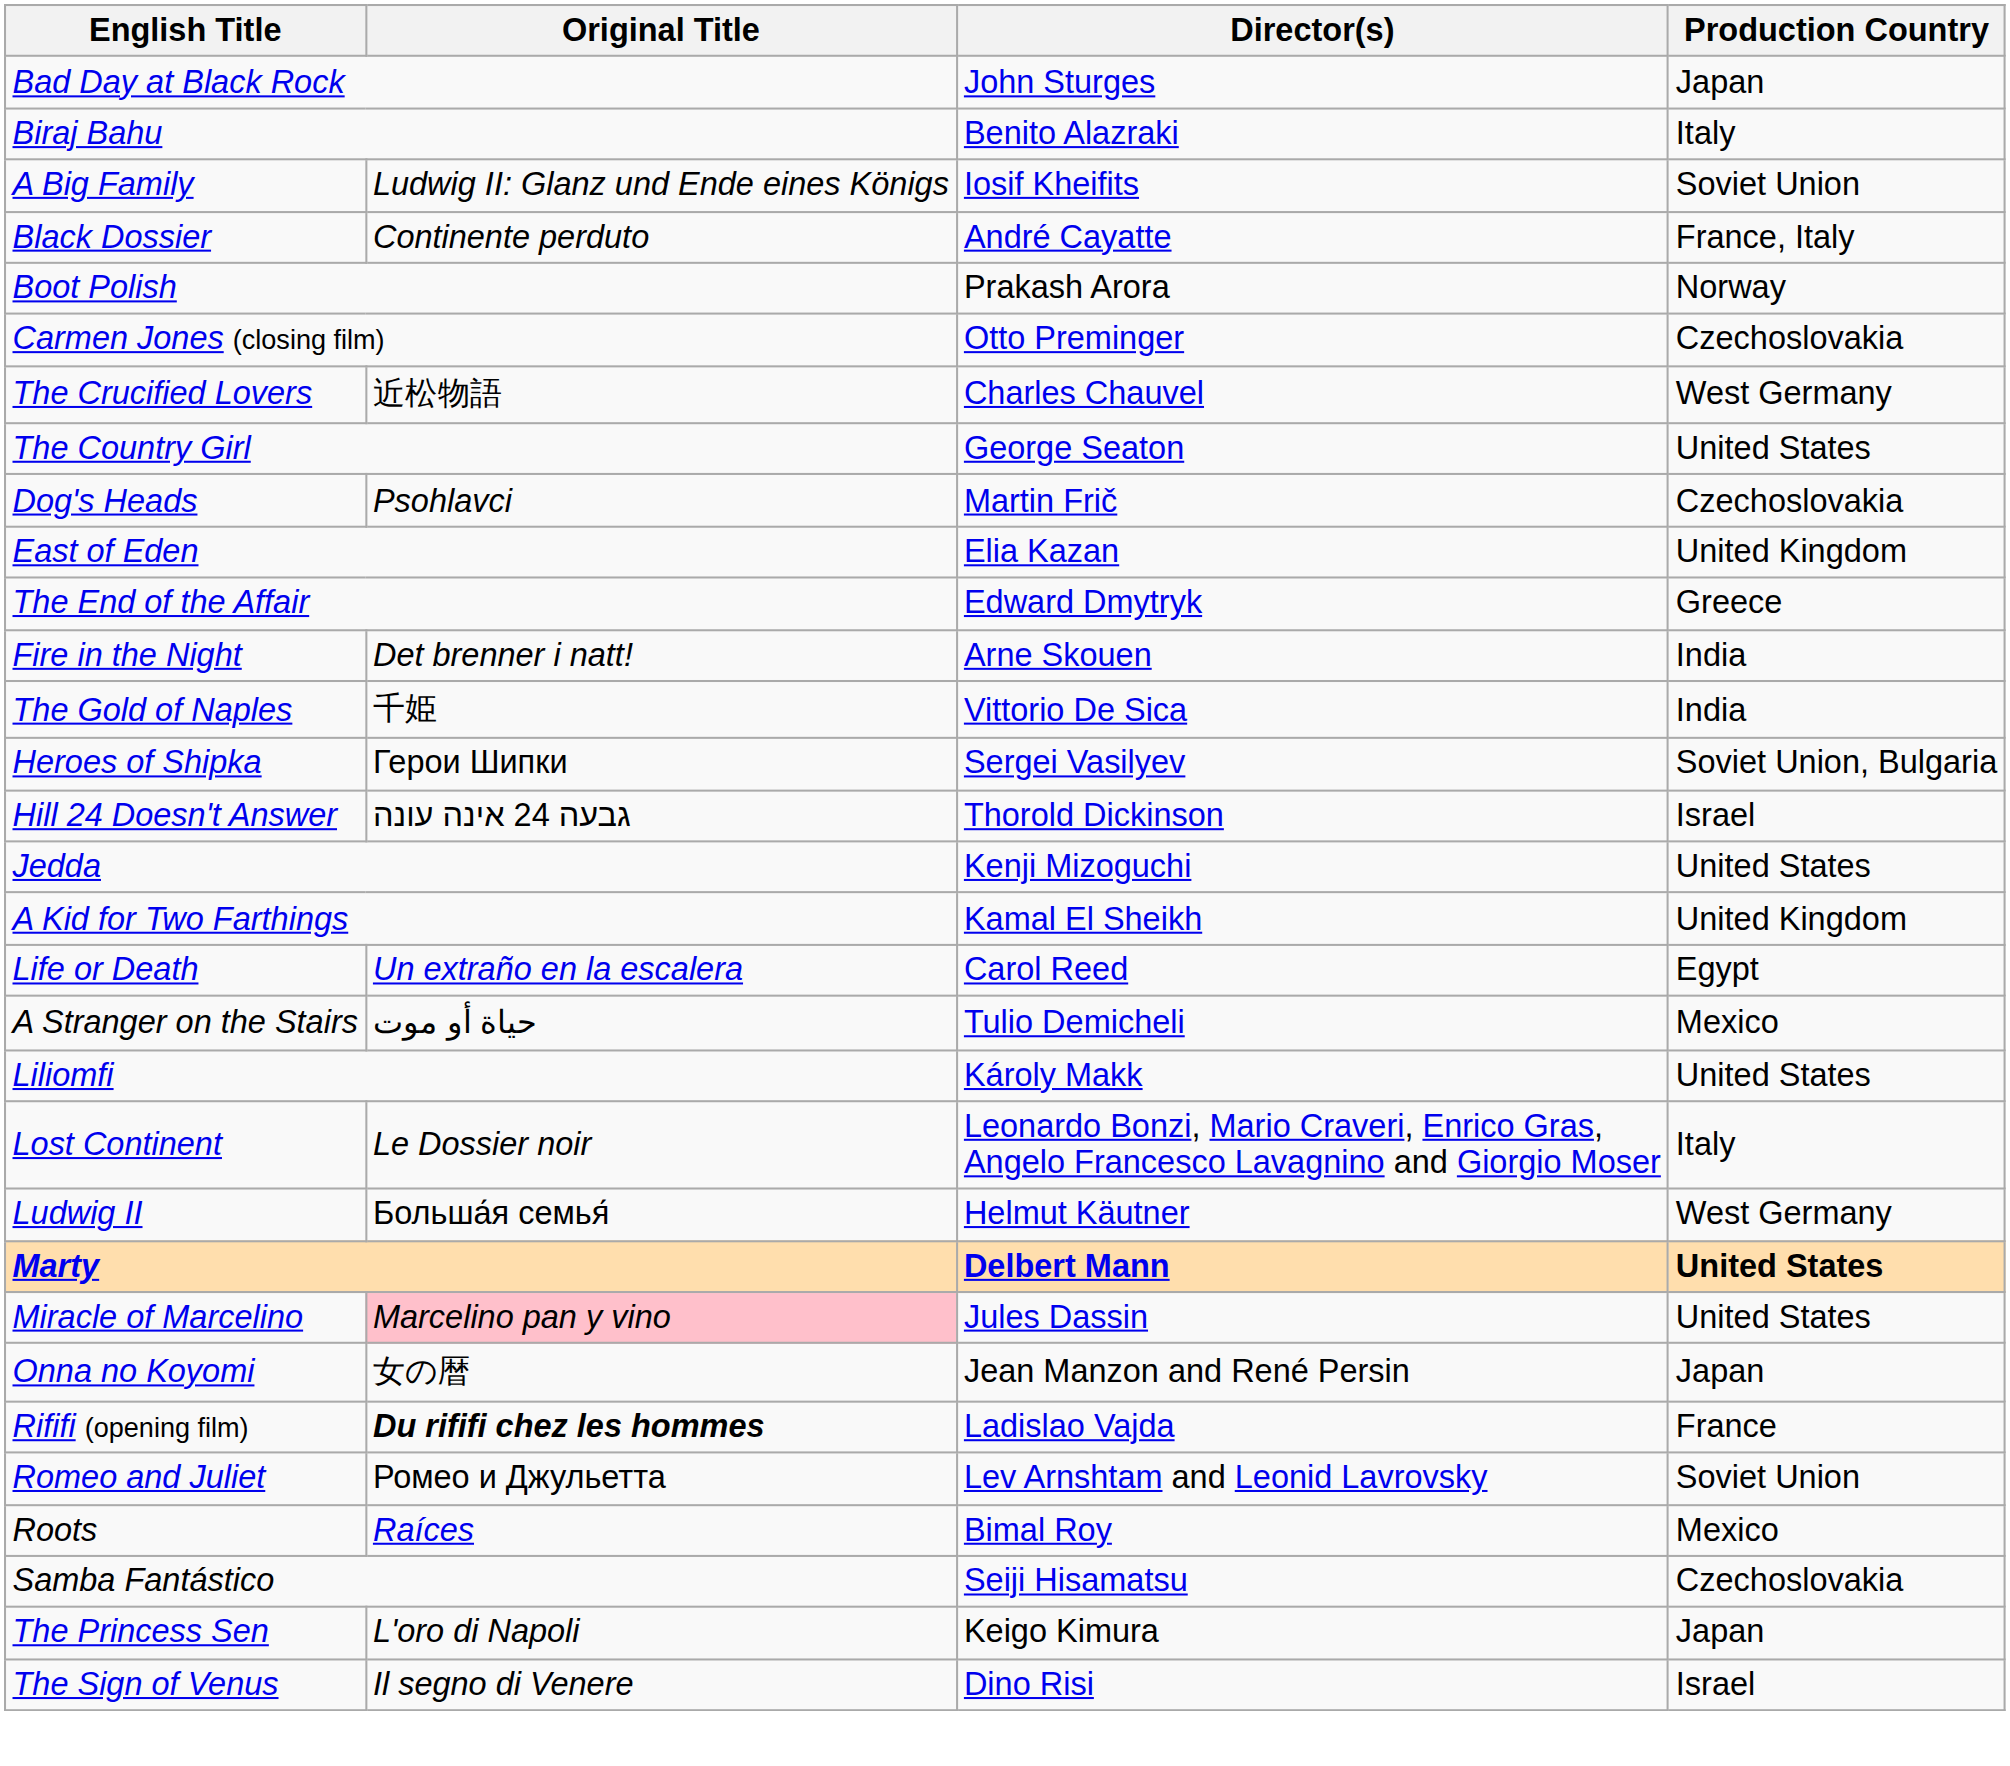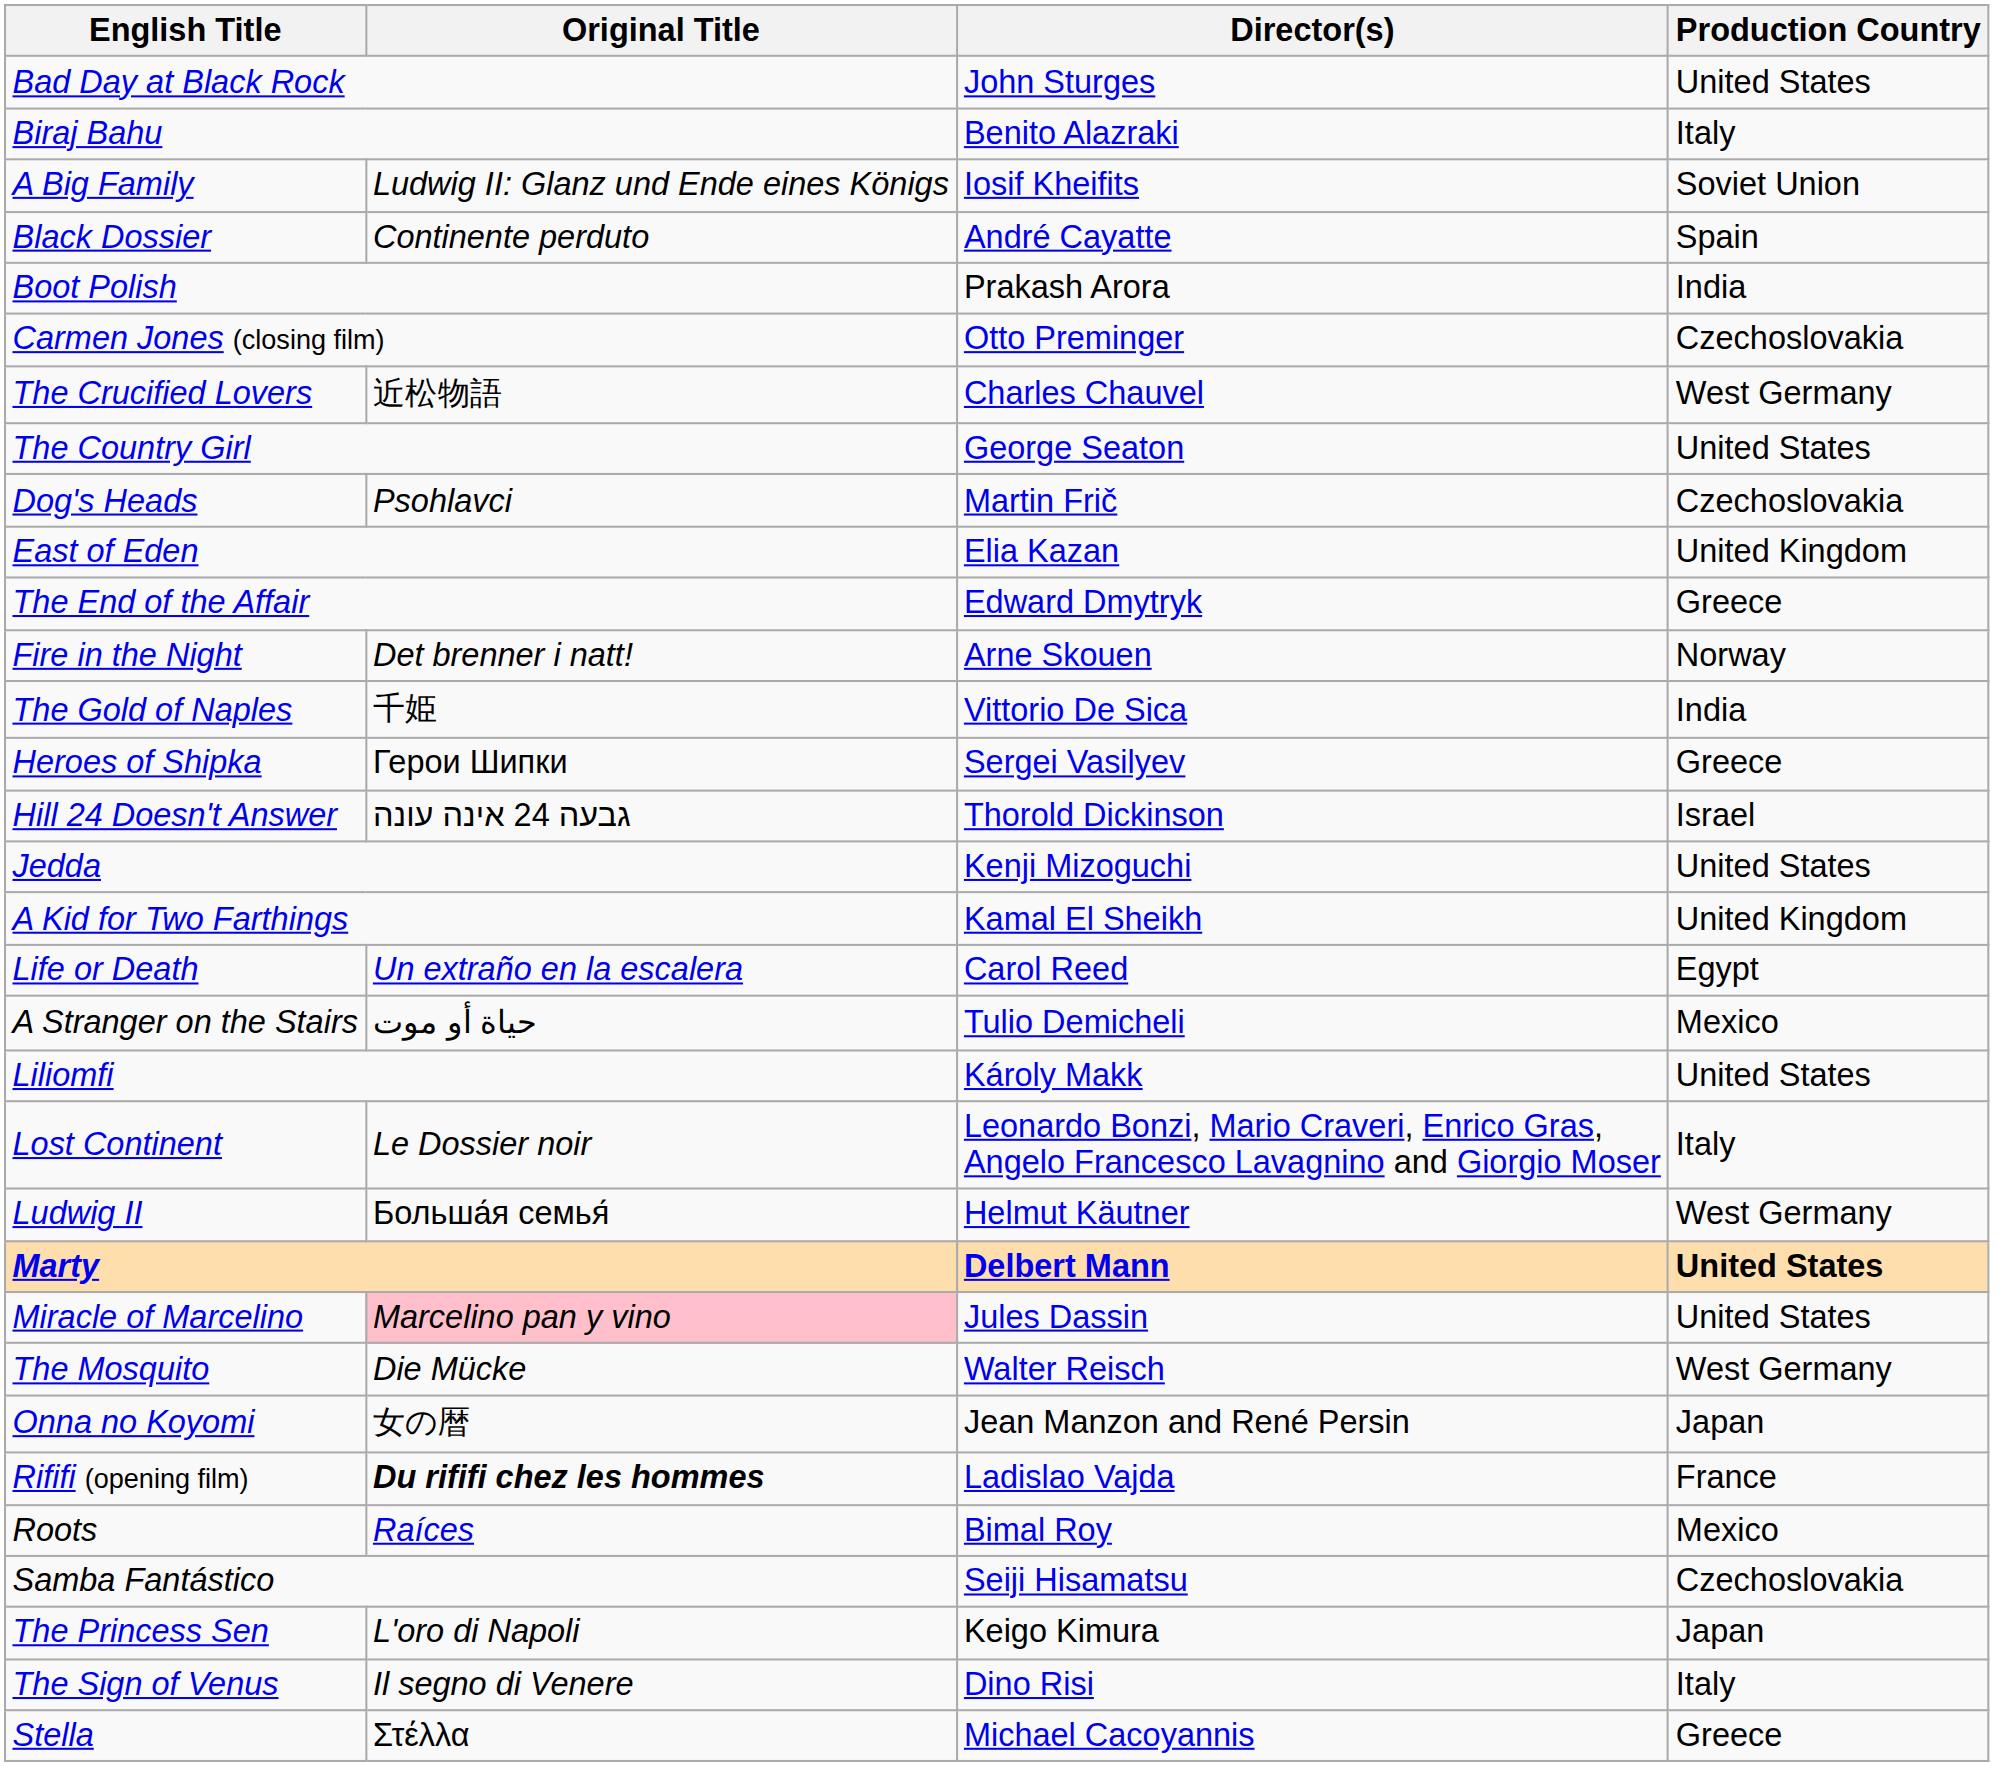(1720, 81) Japan -> (1773, 81) United States
(1765, 236) France, Italy -> (1717, 236) Spain
(1731, 287) Norway -> (1711, 287) India
(1711, 654) India -> (1731, 654) Norway
(1837, 763) Soviet Union, Bulgaria -> (1729, 763) Greece
+ row: (111, 1368)
- row: (139, 1477)
(1716, 1683) Israel -> (1706, 1683) Italy
+ row: (53, 1735)
